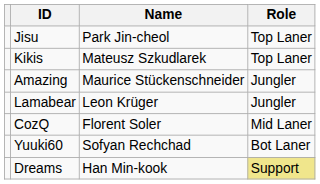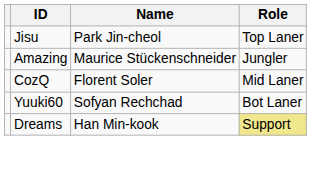- row: (28, 59)
- row: (45, 102)
